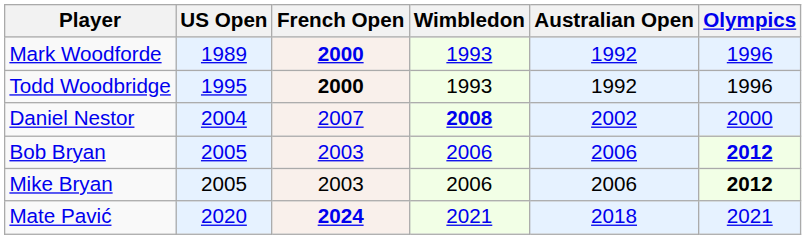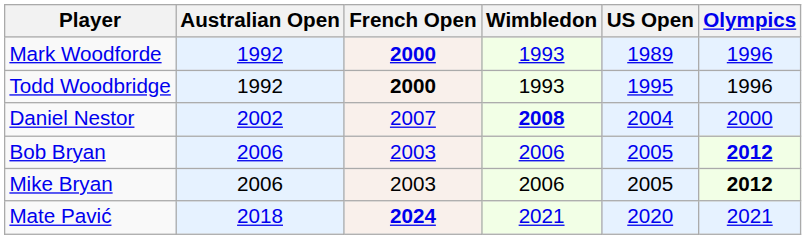columns swapped: (614, 20) <-> (224, 20)
